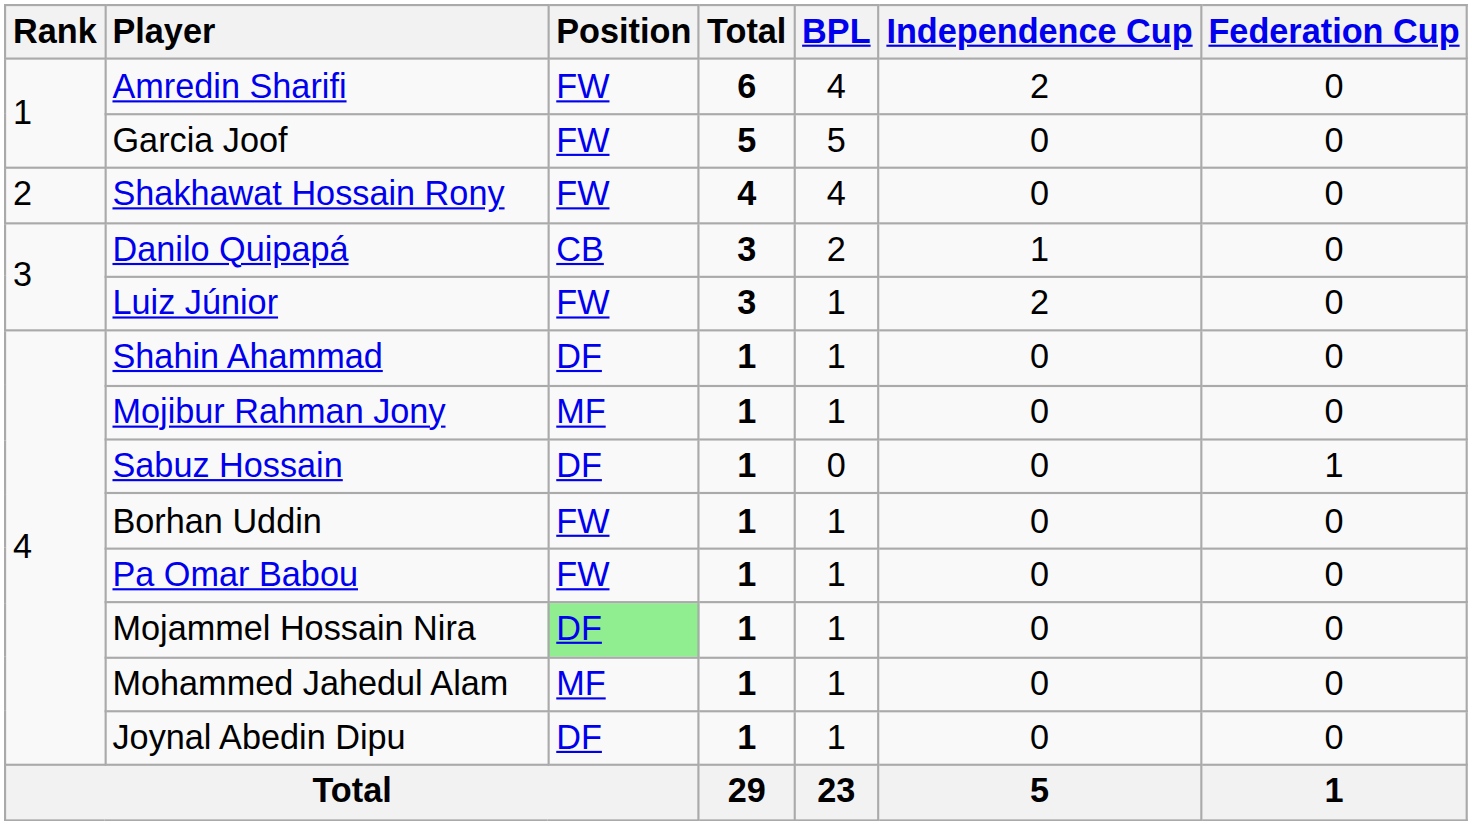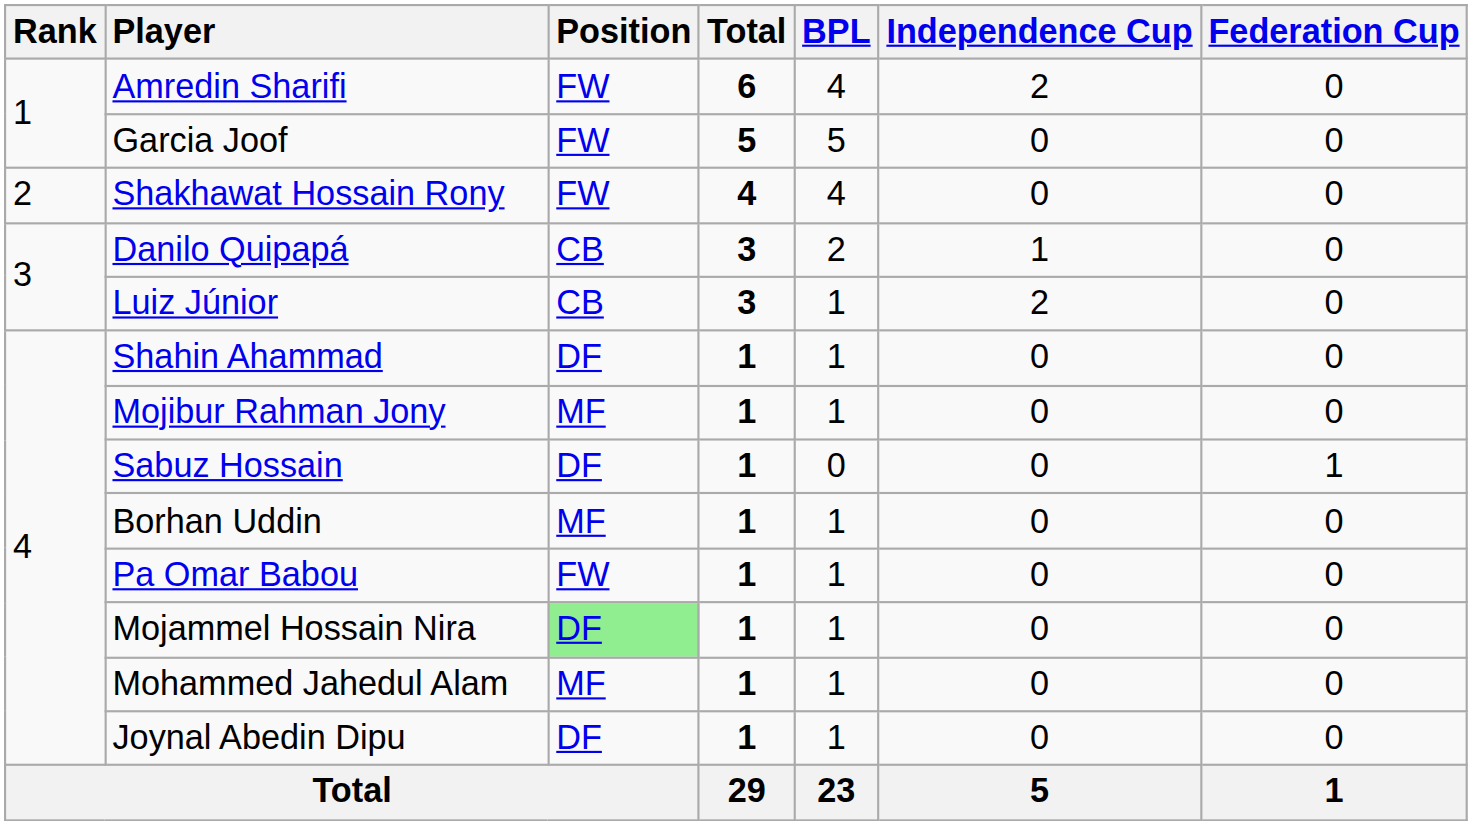(583, 303) FW -> (580, 303) CB
(583, 520) FW -> (581, 520) MF
